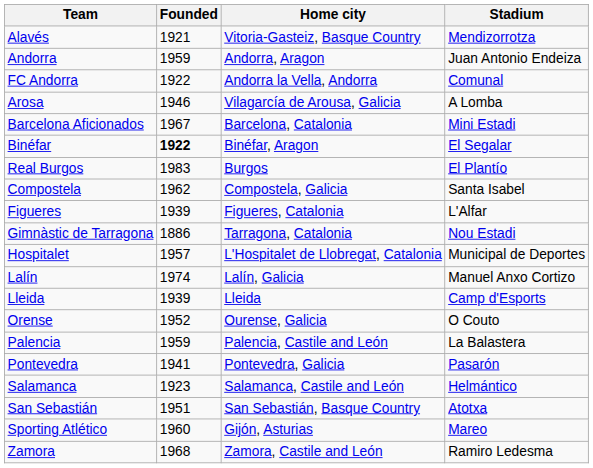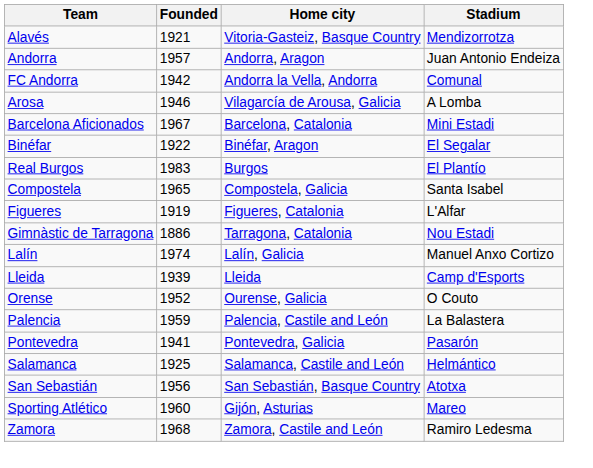(175, 59) 1959 -> (175, 59) 1957
(175, 80) 1922 -> (175, 80) 1942
(175, 146) bold -> (175, 146) normal
(175, 189) 1962 -> (175, 189) 1965
(175, 211) 1939 -> (175, 211) 1919
- row: (38, 255)
(175, 386) 1923 -> (175, 364) 1925
(175, 408) 1951 -> (175, 386) 1956
